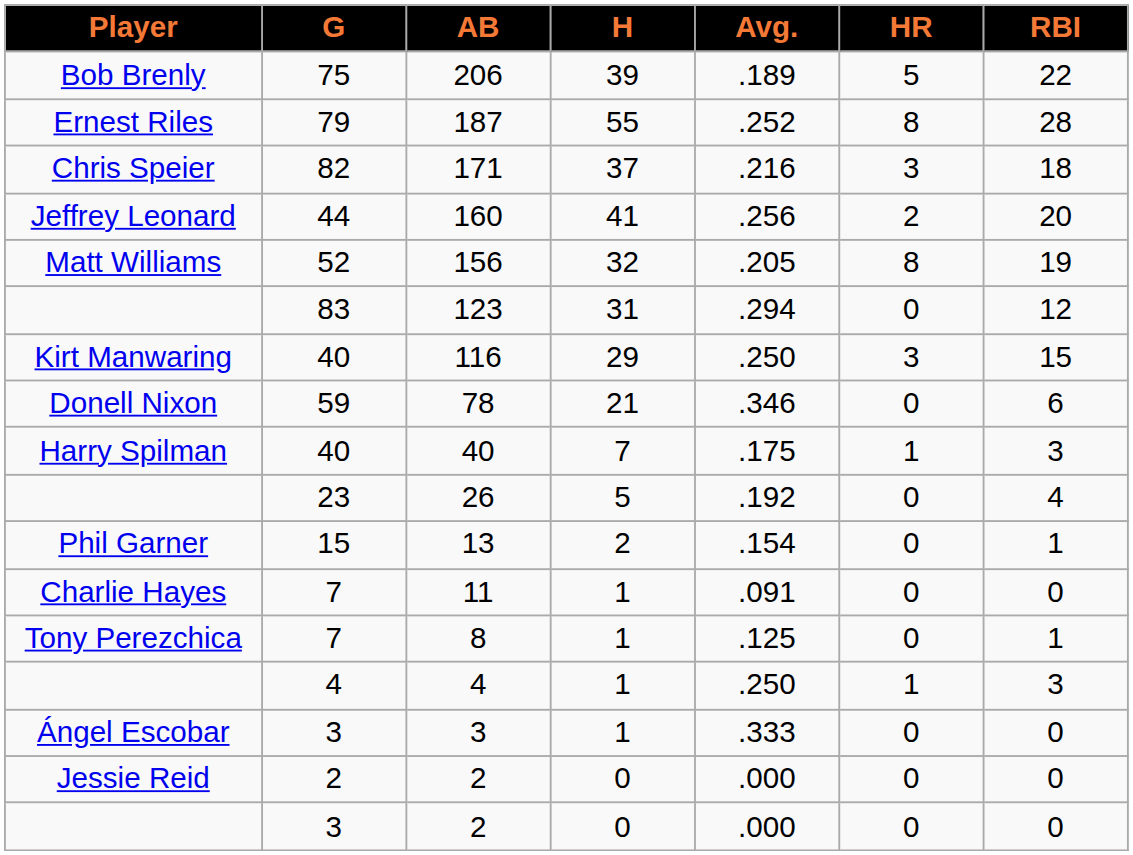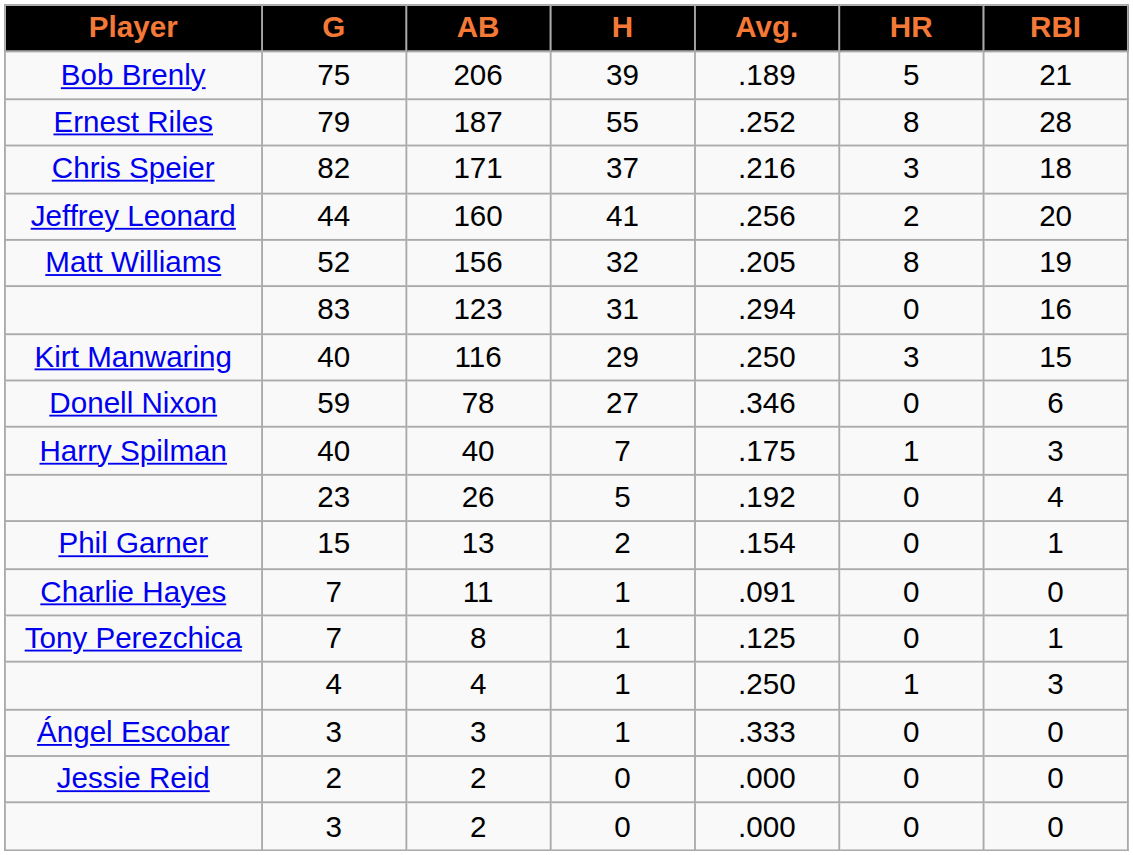(1056, 74) 22 -> (1056, 74) 21
(1056, 309) 12 -> (1056, 309) 16
(622, 403) 21 -> (622, 403) 27
